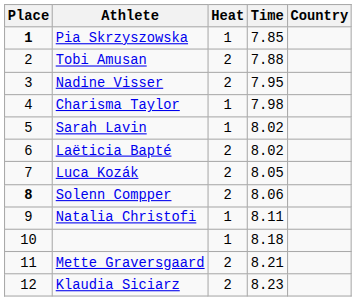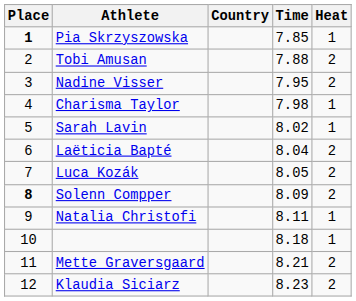columns swapped: (319, 16) <-> (228, 16)
(267, 151) 8.02 -> (292, 151) 8.04
(267, 195) 8.06 -> (292, 195) 8.09
